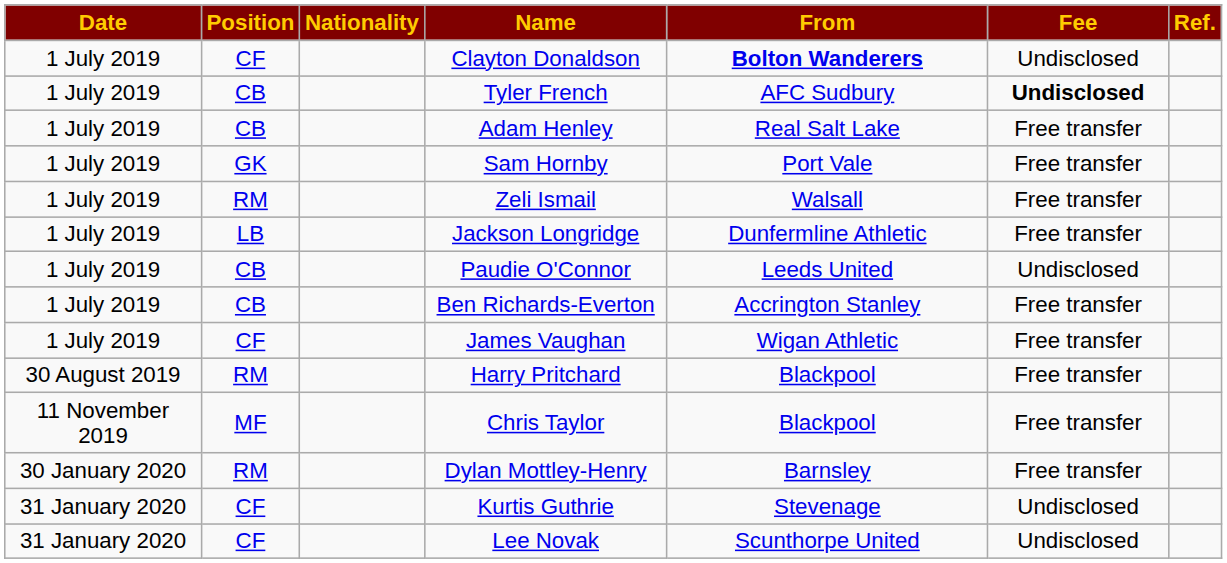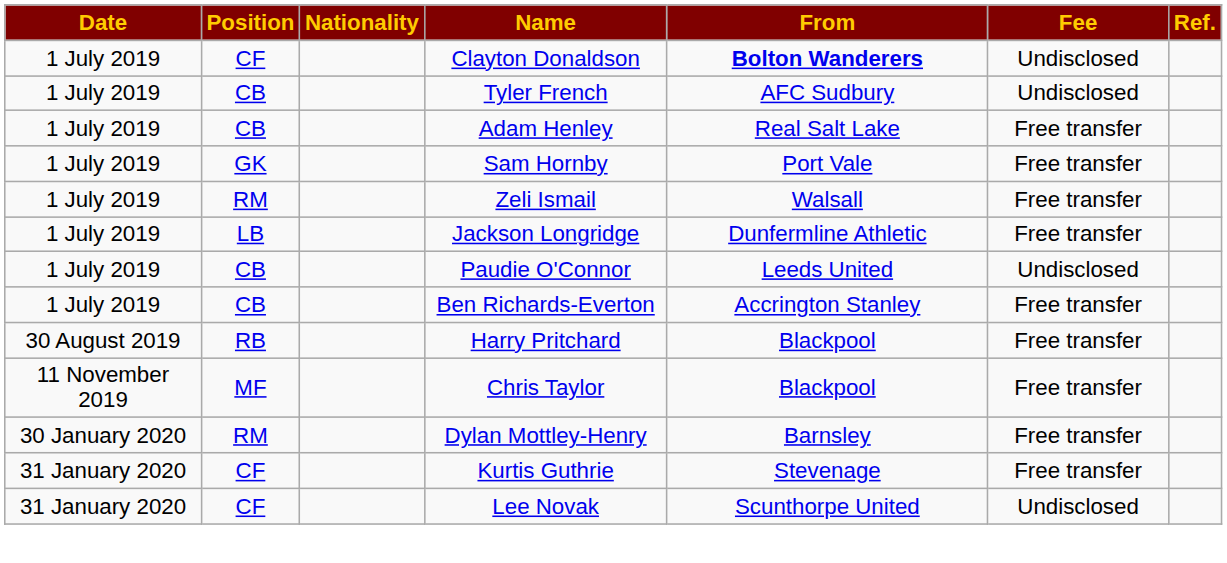(1078, 93) bold -> (1078, 93) normal
- row: (546, 340)
(250, 375) RM -> (250, 340) RB
(1078, 506) Undisclosed -> (1078, 471) Free transfer
